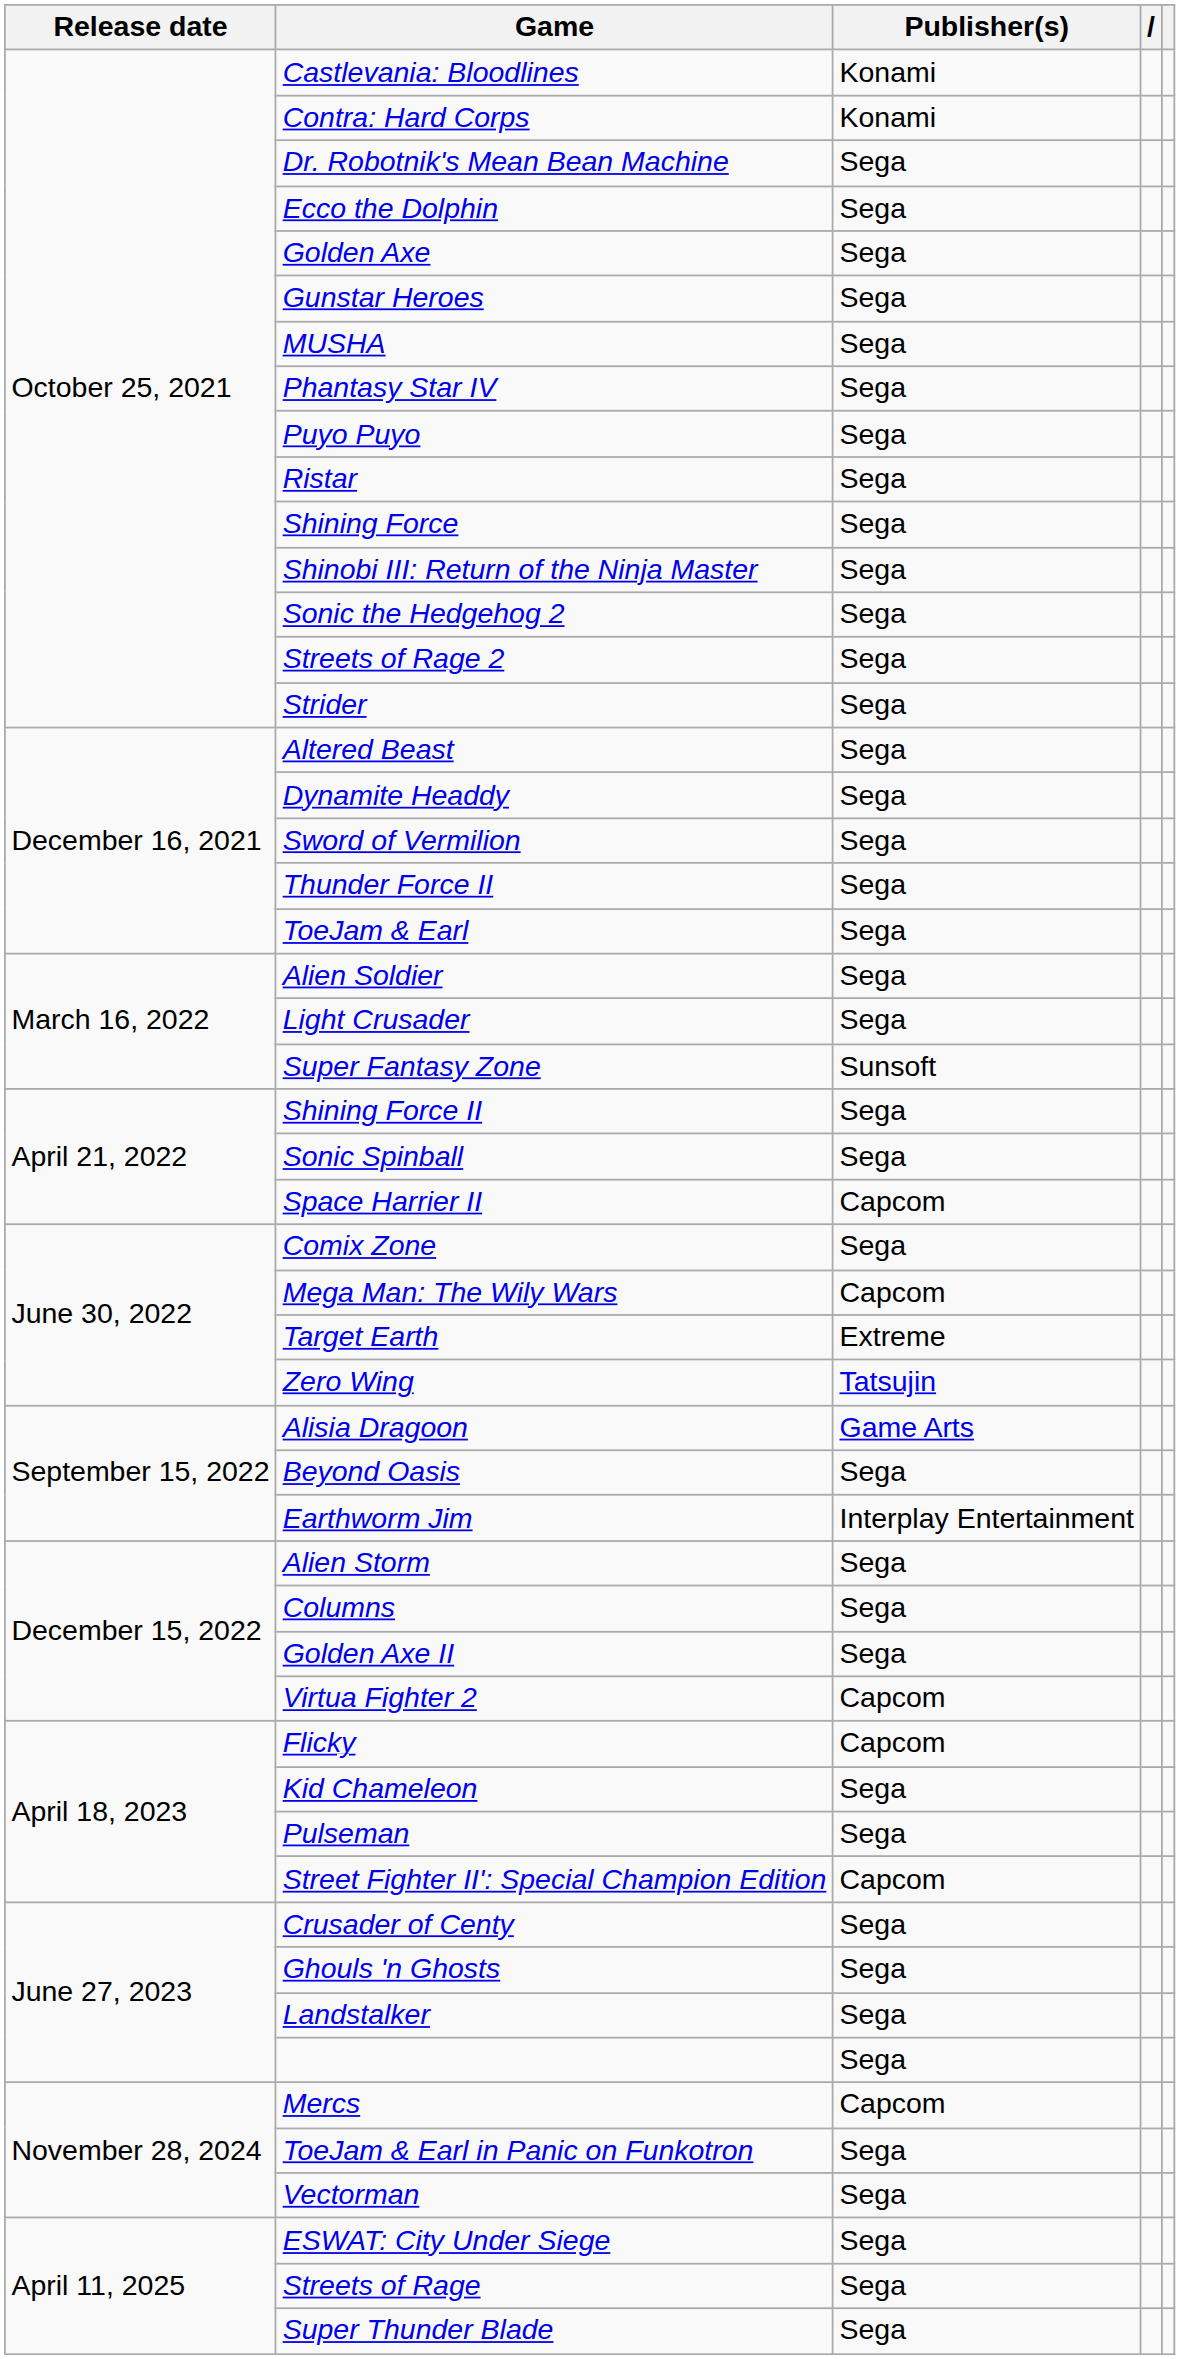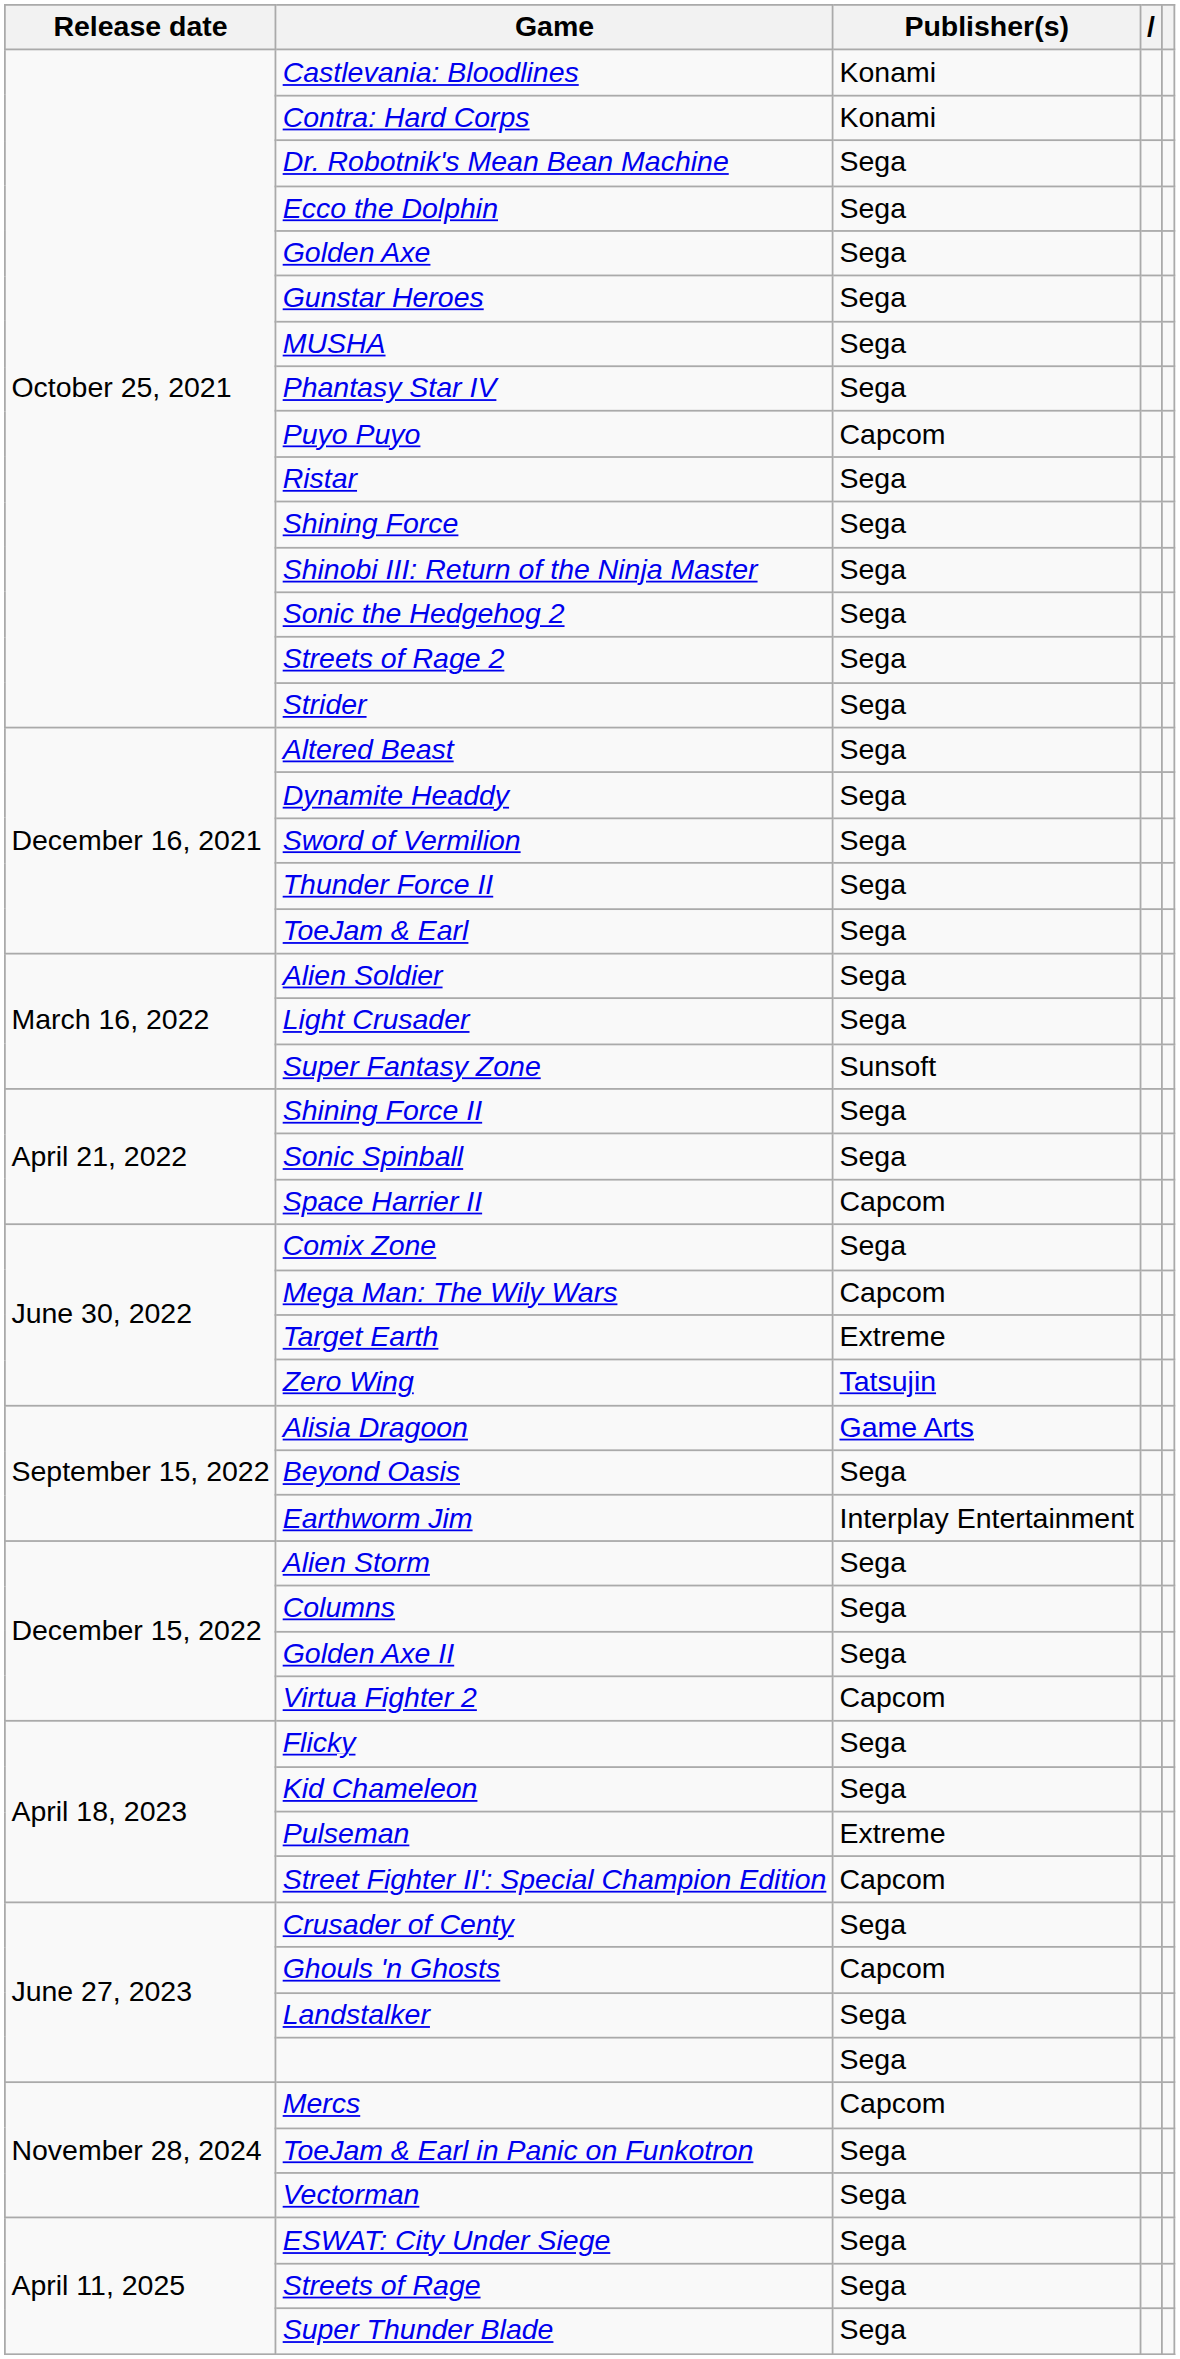(873, 433) Sega -> (893, 433) Capcom
(893, 1743) Capcom -> (873, 1743) Sega
(873, 1833) Sega -> (893, 1833) Extreme
(873, 1969) Sega -> (893, 1969) Capcom
